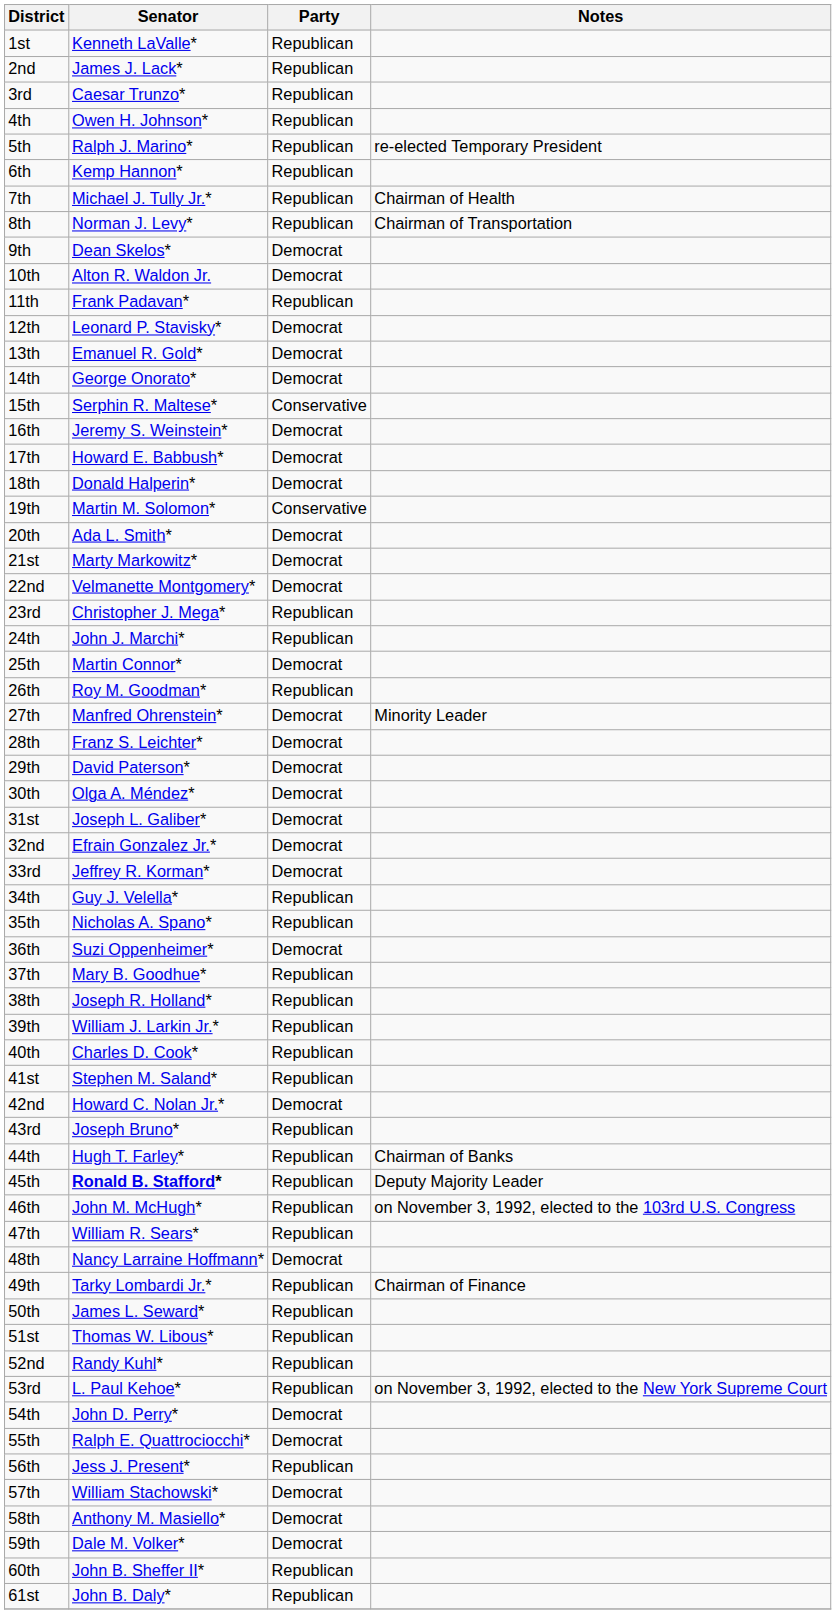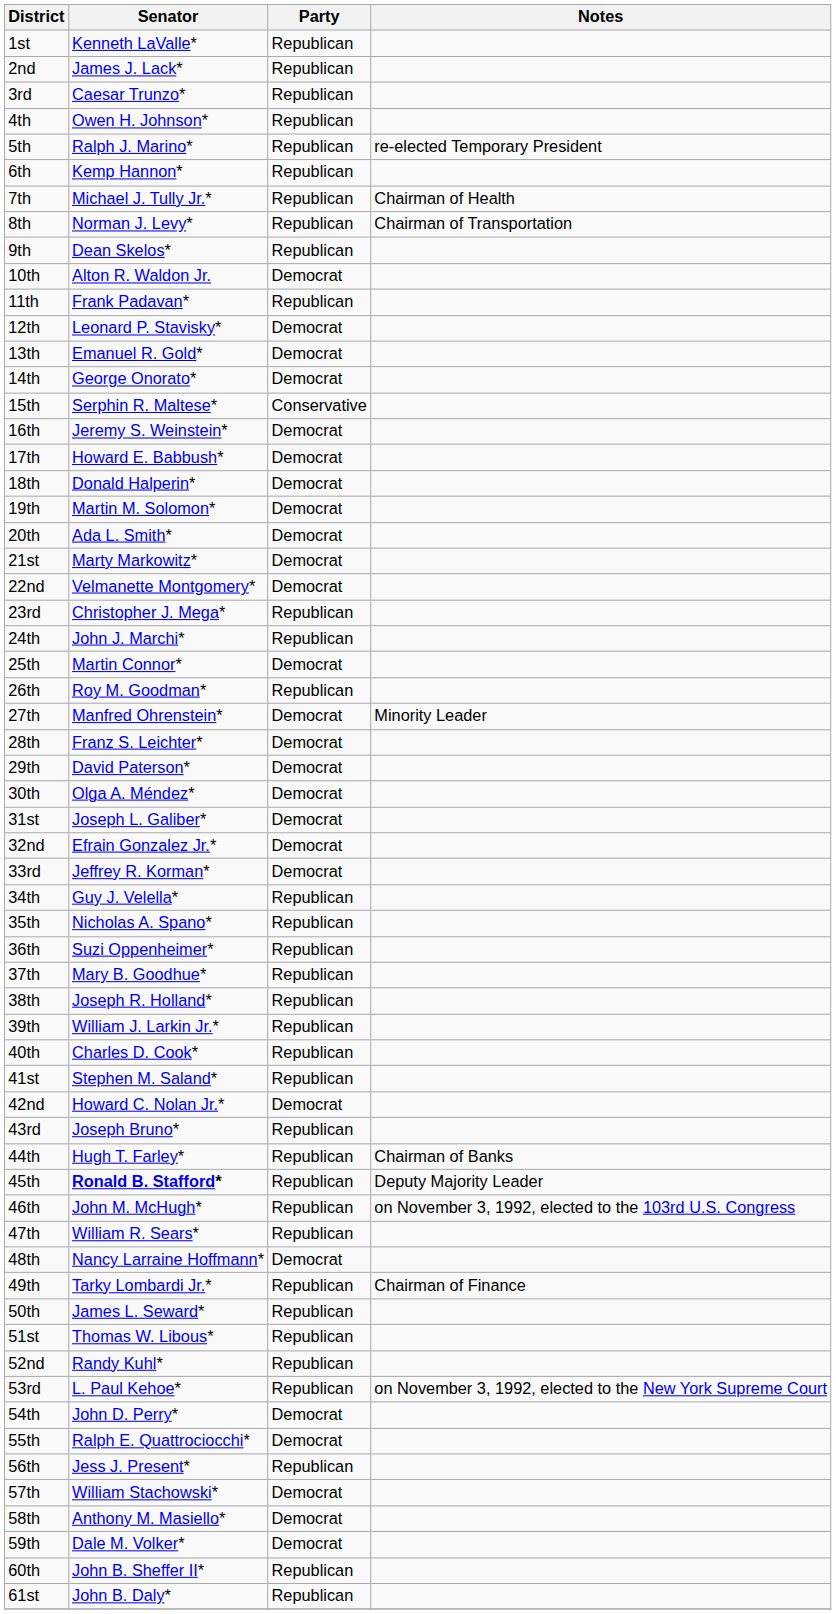(307, 250) Democrat -> (312, 250) Republican
(319, 509) Conservative -> (307, 509) Democrat
(307, 949) Democrat -> (312, 949) Republican
